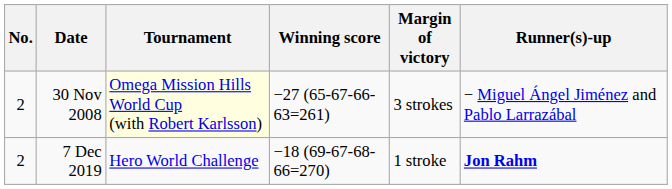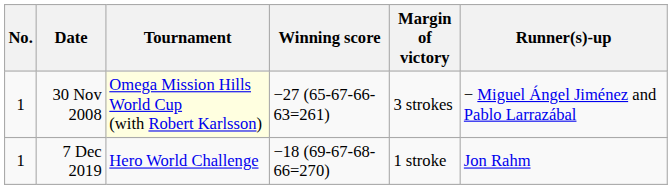(21, 104) 2 -> (21, 104) 1
(21, 161) 2 -> (21, 161) 1
(500, 161) bold -> (497, 161) normal
